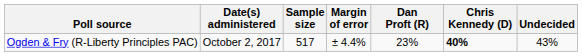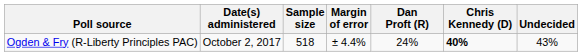(305, 42) 517 -> (305, 42) 518
(407, 42) 23% -> (407, 42) 24%
